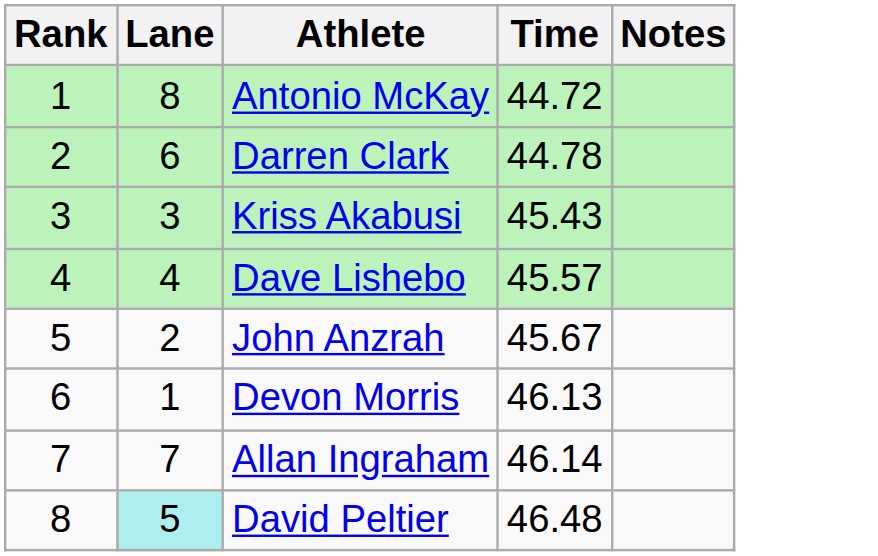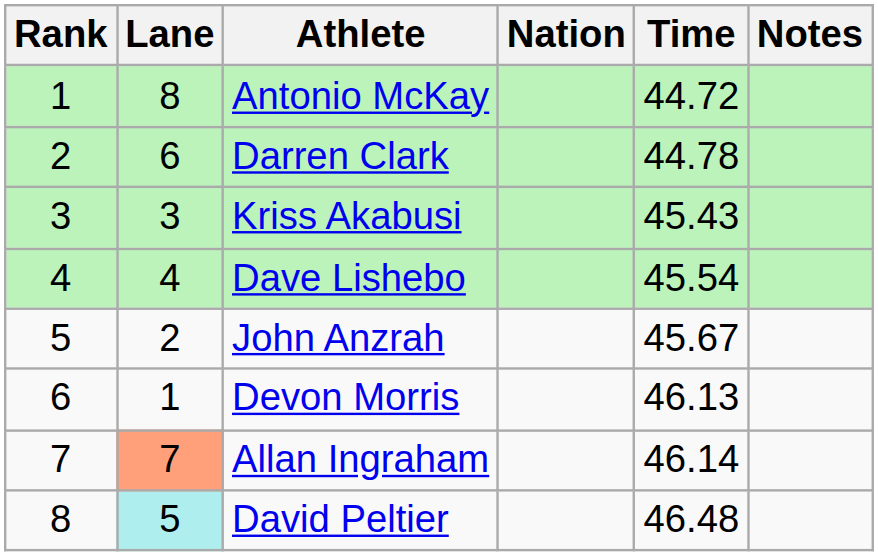+ column: (566, 34)
(555, 277) 45.57 -> (691, 277) 45.54
(170, 459) no background -> (170, 459) lightsalmon background
